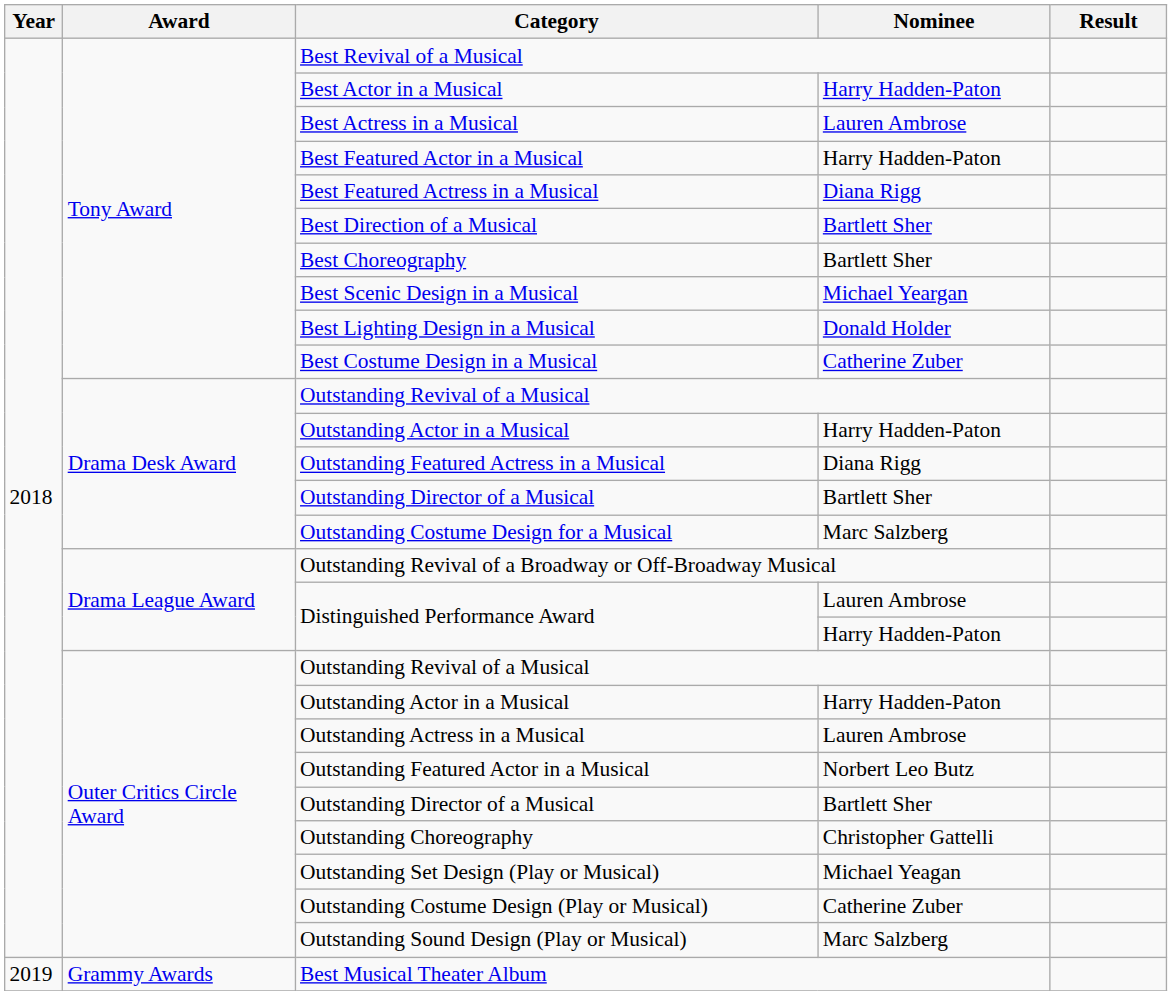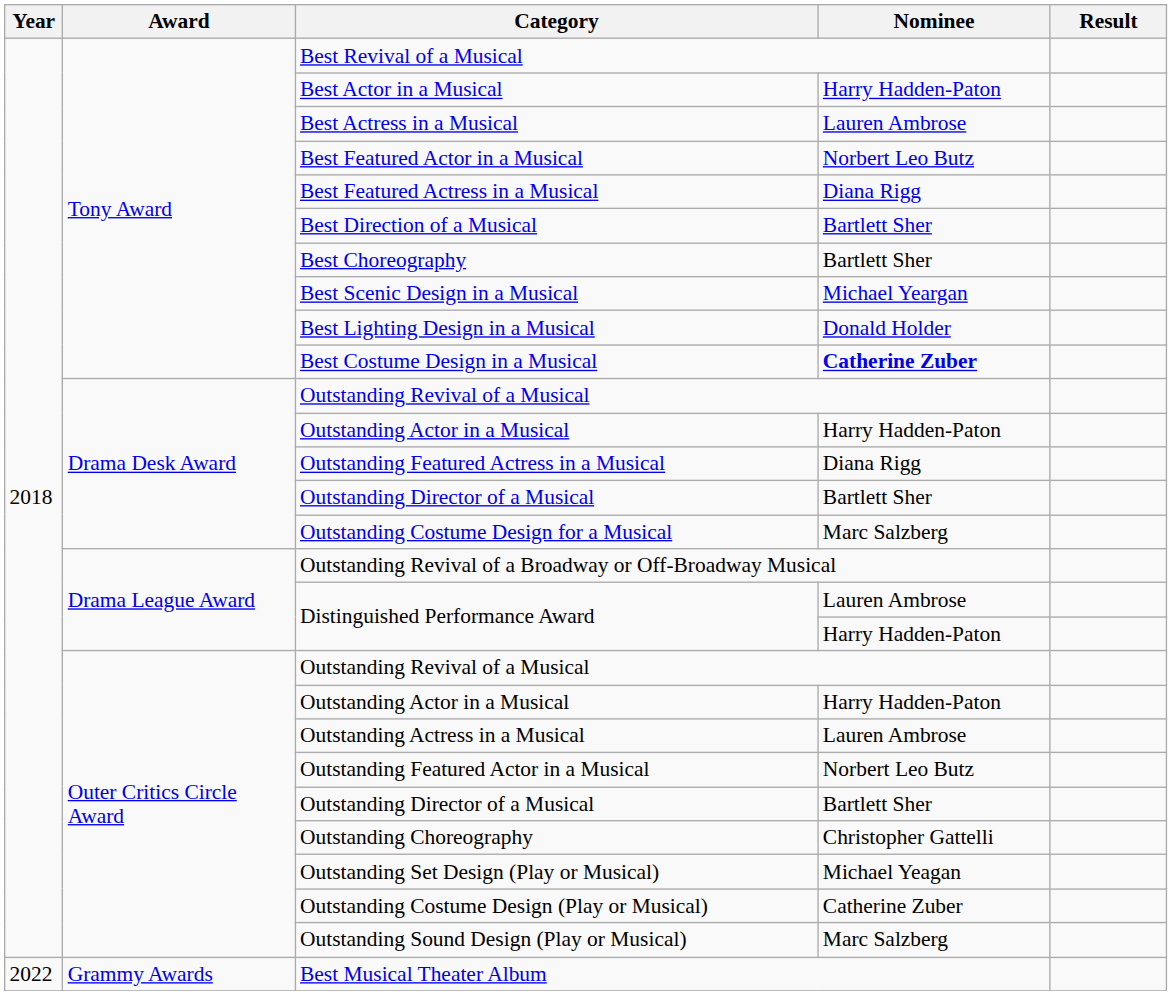(912, 157) Harry Hadden-Paton -> (898, 157) Norbert Leo Butz
(893, 361) normal -> (900, 361) bold
(31, 973) 2019 -> (31, 973) 2022
